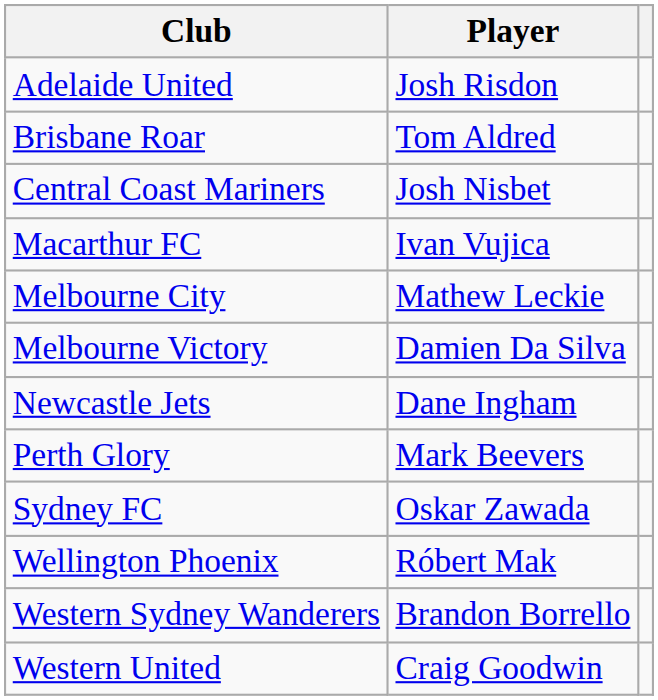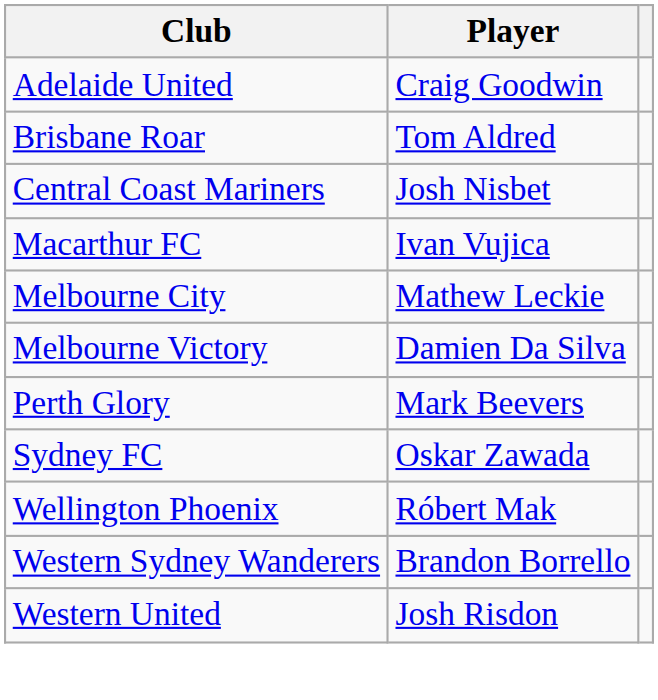(477, 84) Josh Risdon -> (499, 84) Craig Goodwin
- row: (112, 402)
(499, 667) Craig Goodwin -> (477, 614) Josh Risdon
